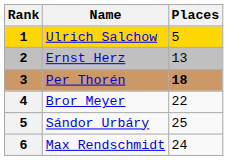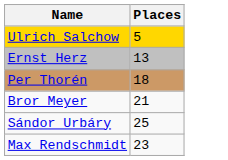- column: (24, 15)
(179, 80) bold -> (141, 80) normal
(179, 102) 22 -> (141, 102) 21
(179, 145) 24 -> (141, 145) 23
